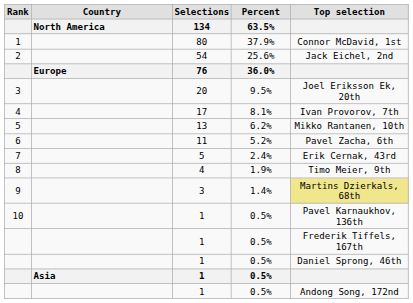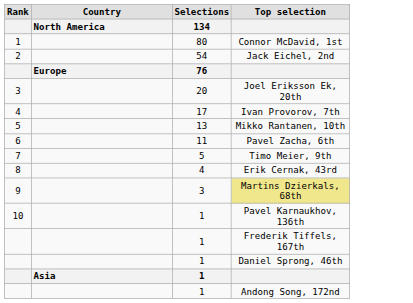- column: (261, 27)
(349, 156) Erik Cernak, 43rd -> (290, 156) Timo Meier, 9th
(349, 171) Timo Meier, 9th -> (290, 171) Erik Cernak, 43rd
